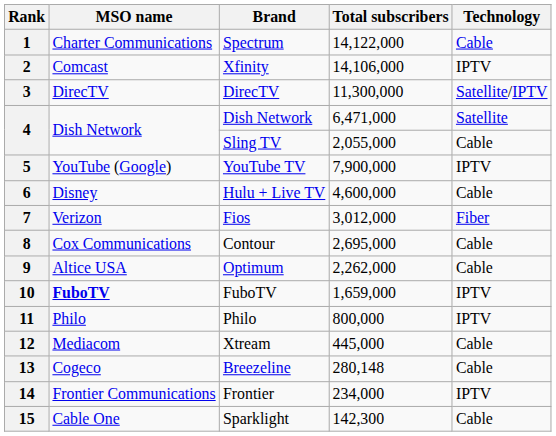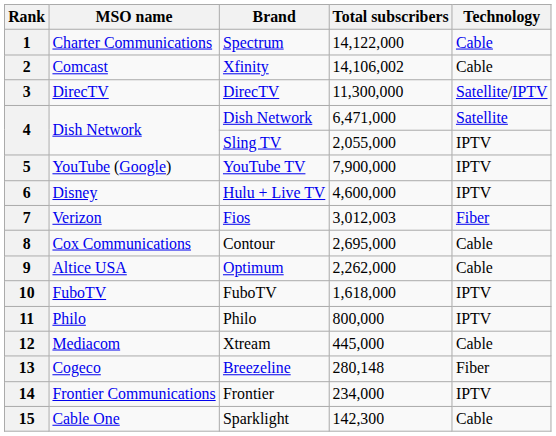(368, 67) 14,106,000 -> (368, 67) 14,106,002
(474, 67) IPTV -> (474, 67) Cable
(474, 142) Cable -> (474, 142) IPTV
(474, 192) Cable -> (474, 192) IPTV
(364, 218) 3,012,000 -> (364, 218) 3,012,003
(81, 293) bold -> (79, 293) normal
(364, 293) 1,659,000 -> (364, 293) 1,618,000
(474, 368) Cable -> (473, 368) Fiber
